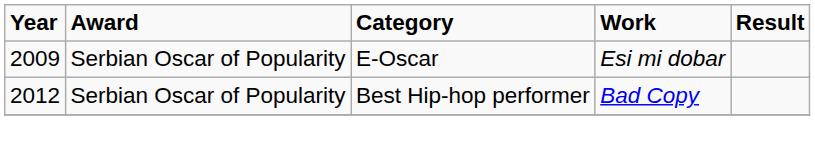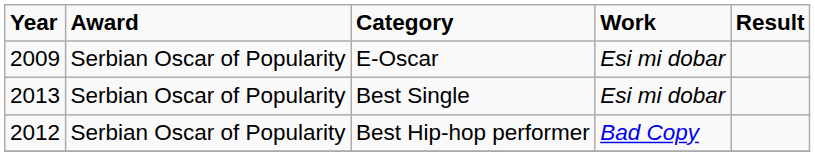+ row: (413, 95)
